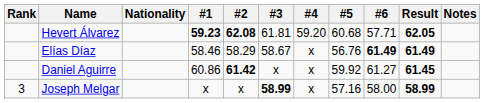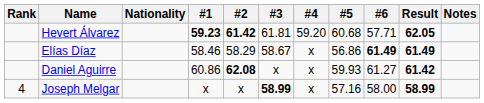(241, 33) 62.08 -> (241, 33) 61.42
(346, 51) 56.76 -> (346, 51) 56.86
(241, 70) 61.42 -> (241, 70) 62.08
(346, 70) 59.92 -> (346, 70) 59.93
(420, 70) 61.45 -> (420, 70) 61.42
(22, 89) 3 -> (22, 89) 4
